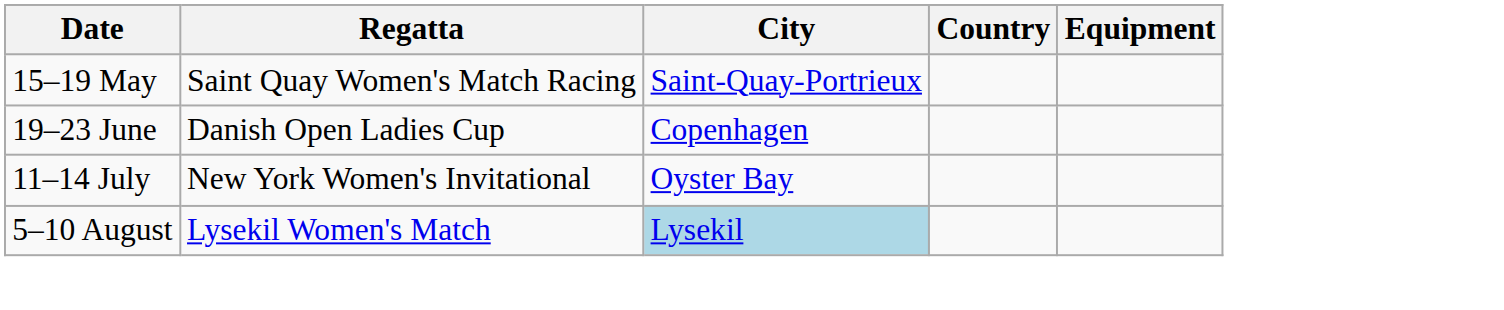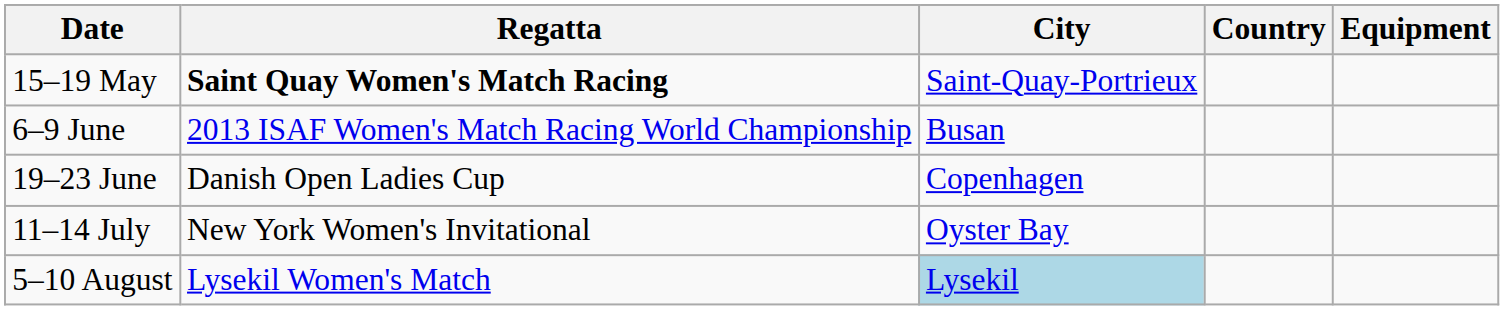(412, 79) normal -> (428, 79) bold
+ row: (69, 129)
